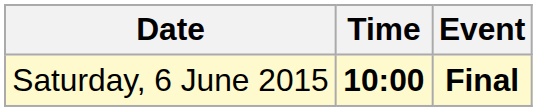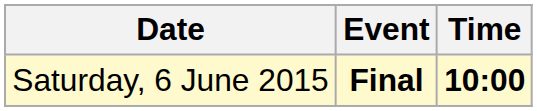columns swapped: (384, 29) <-> (482, 29)
